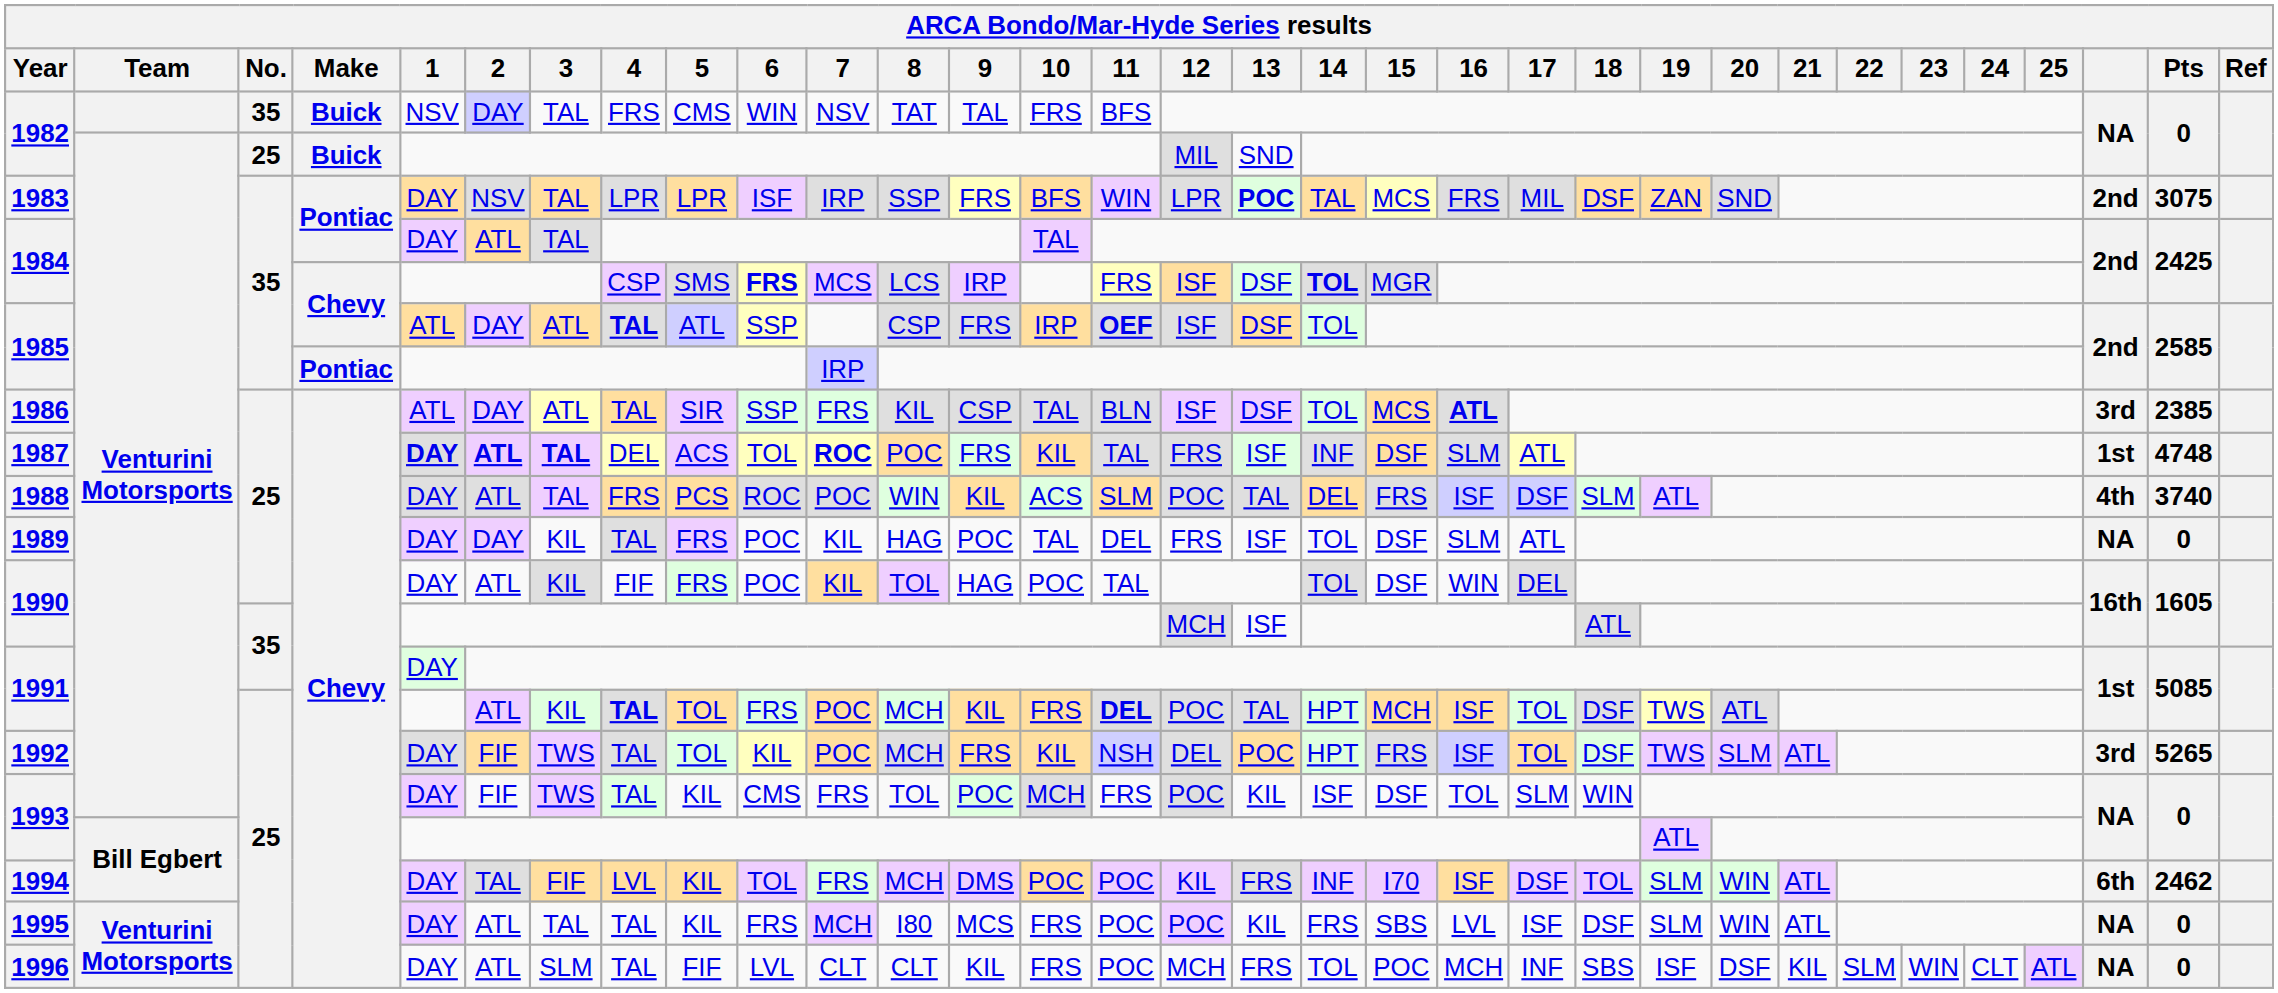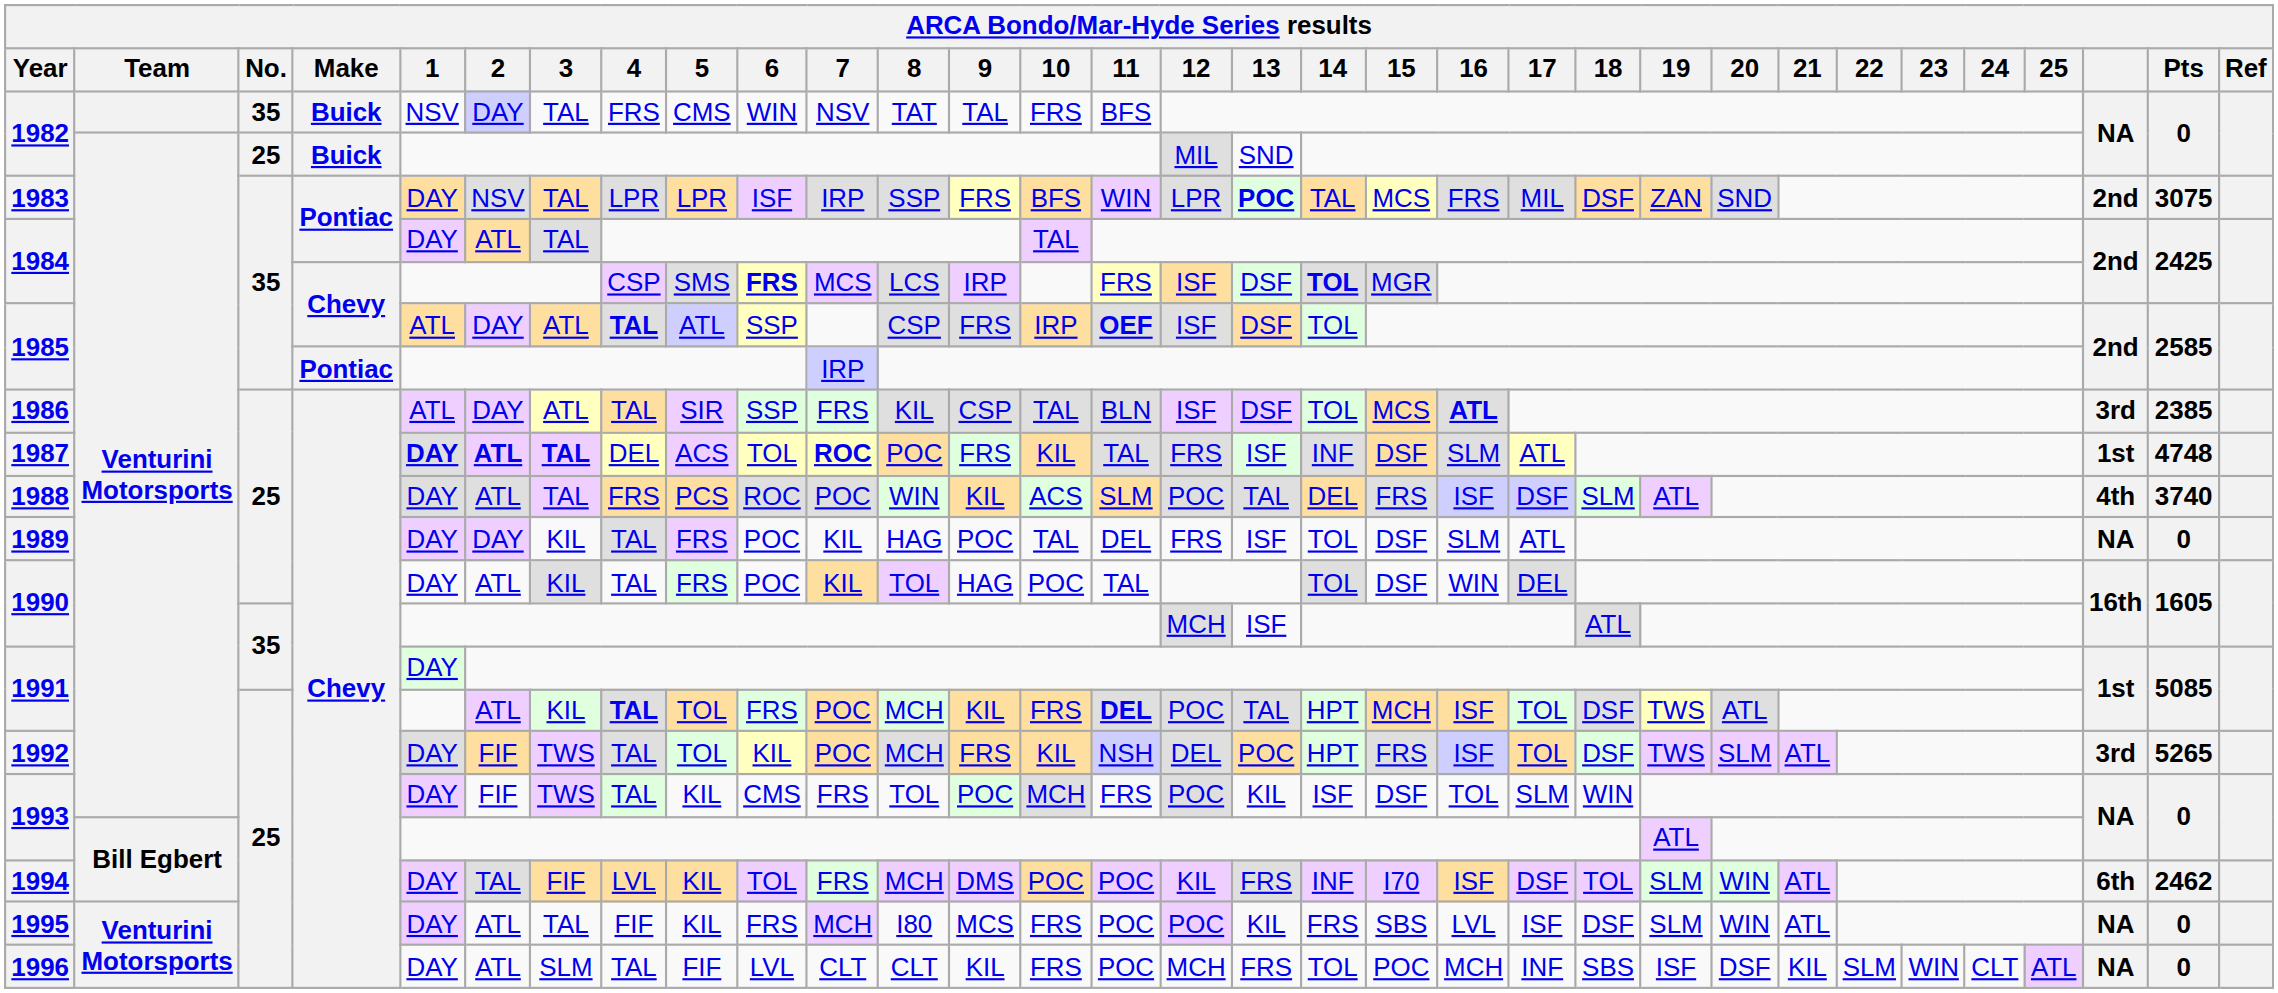(634, 582) FIF -> (634, 582) TAL
(634, 924) TAL -> (634, 924) FIF
